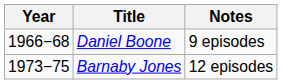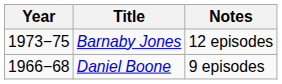rows swapped: (124, 41) <-> (129, 66)
